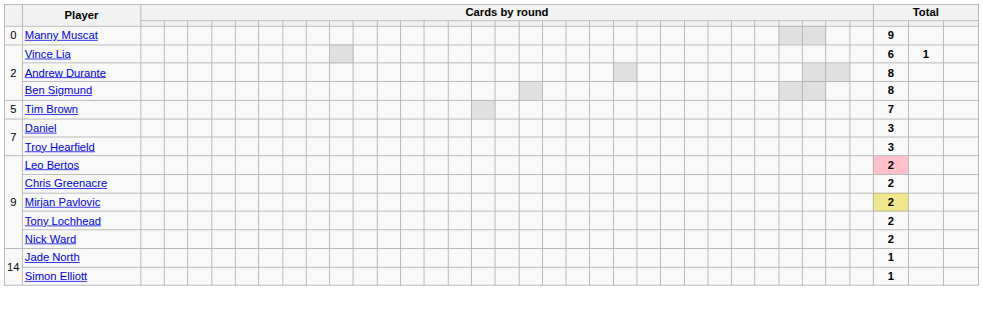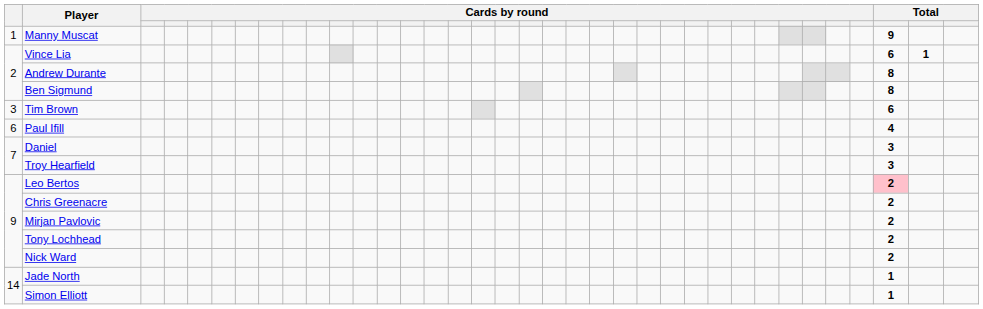(13, 36) 0 -> (13, 36) 1
(13, 110) 5 -> (13, 110) 3
(891, 110) 7 -> (891, 110) 6
+ row: (44, 128)
(891, 202) khaki background -> (891, 221) no background
